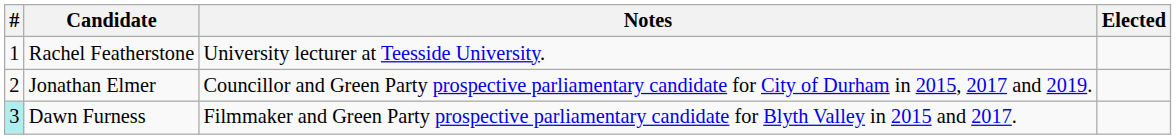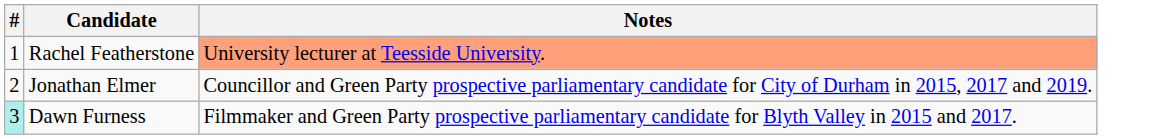- column: (1134, 20)
(374, 52) no background -> (374, 52) lightsalmon background
